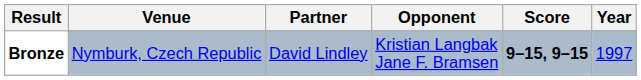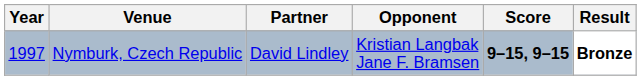columns swapped: (614, 18) <-> (36, 18)
